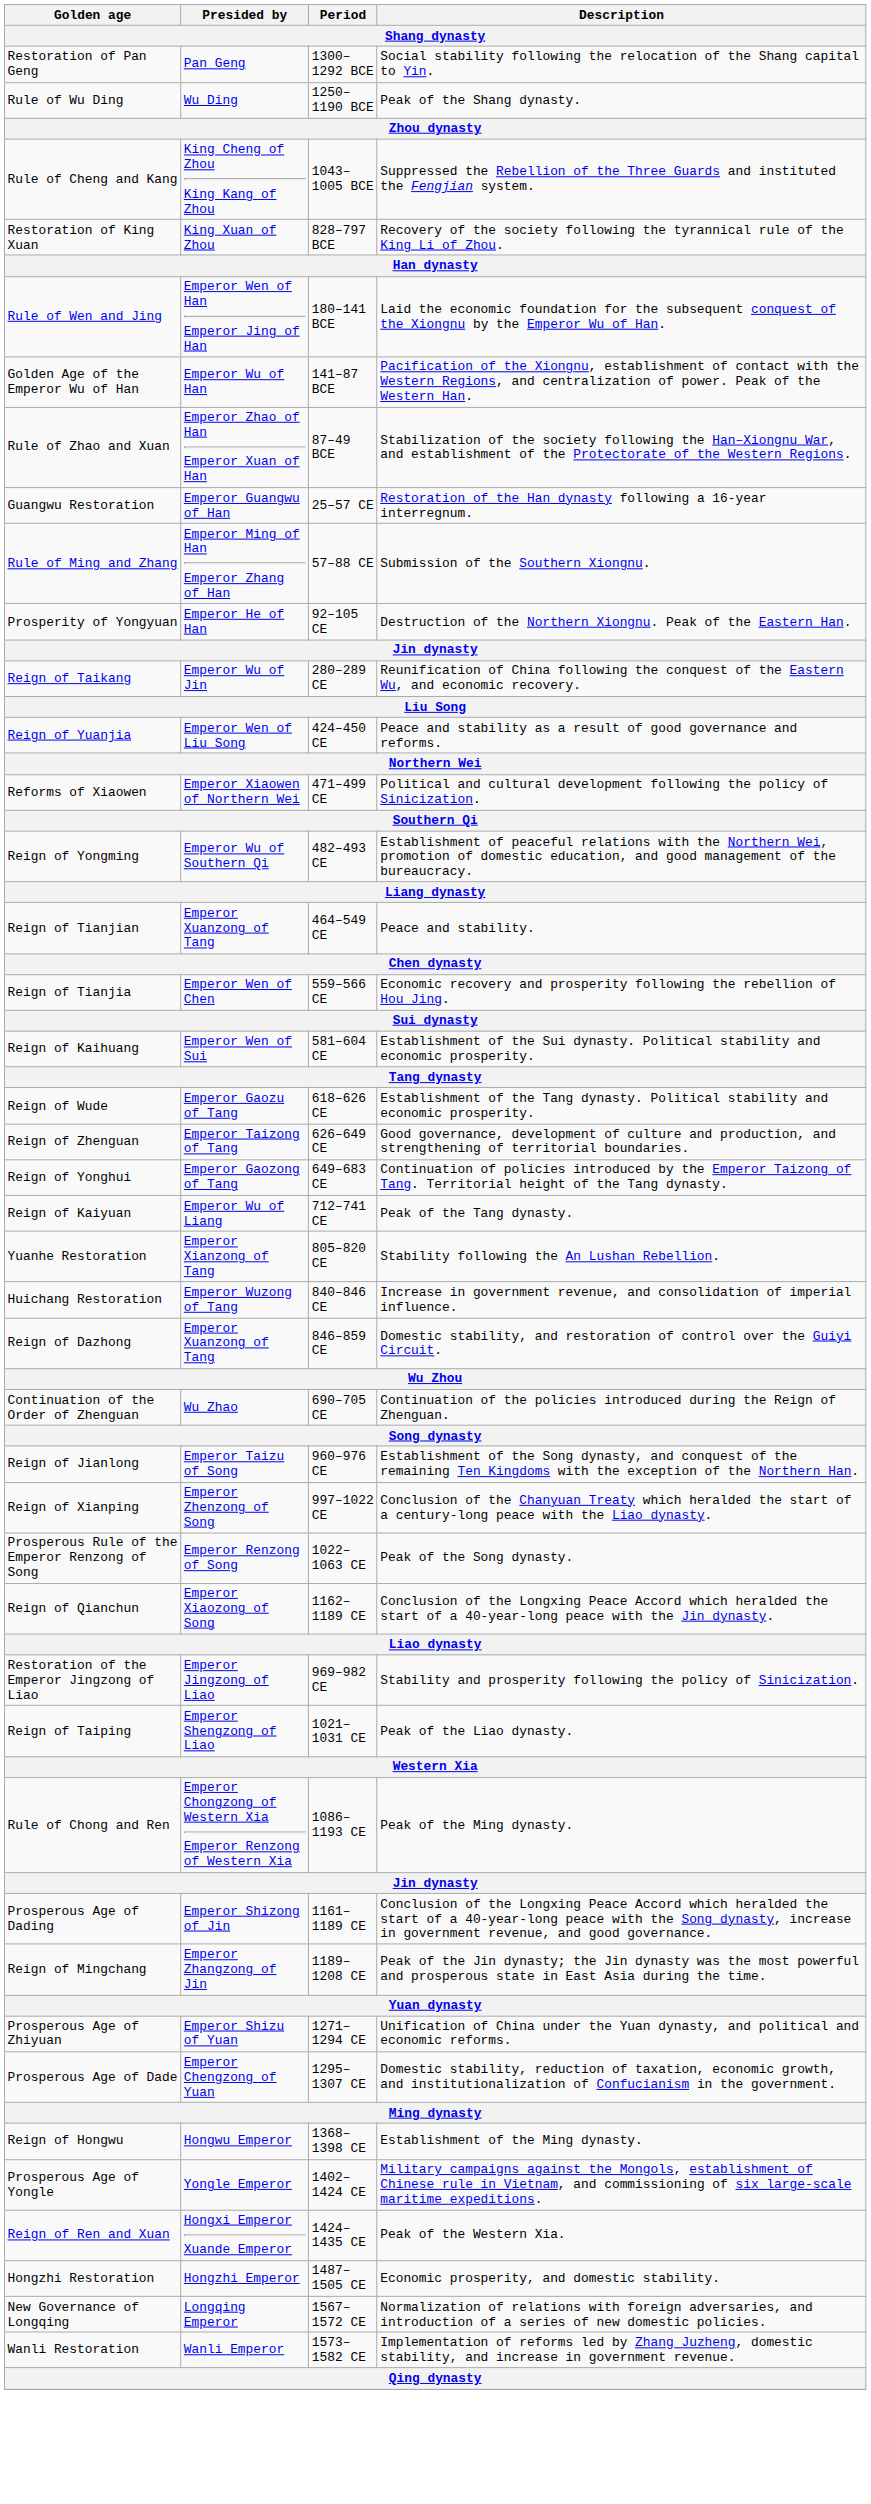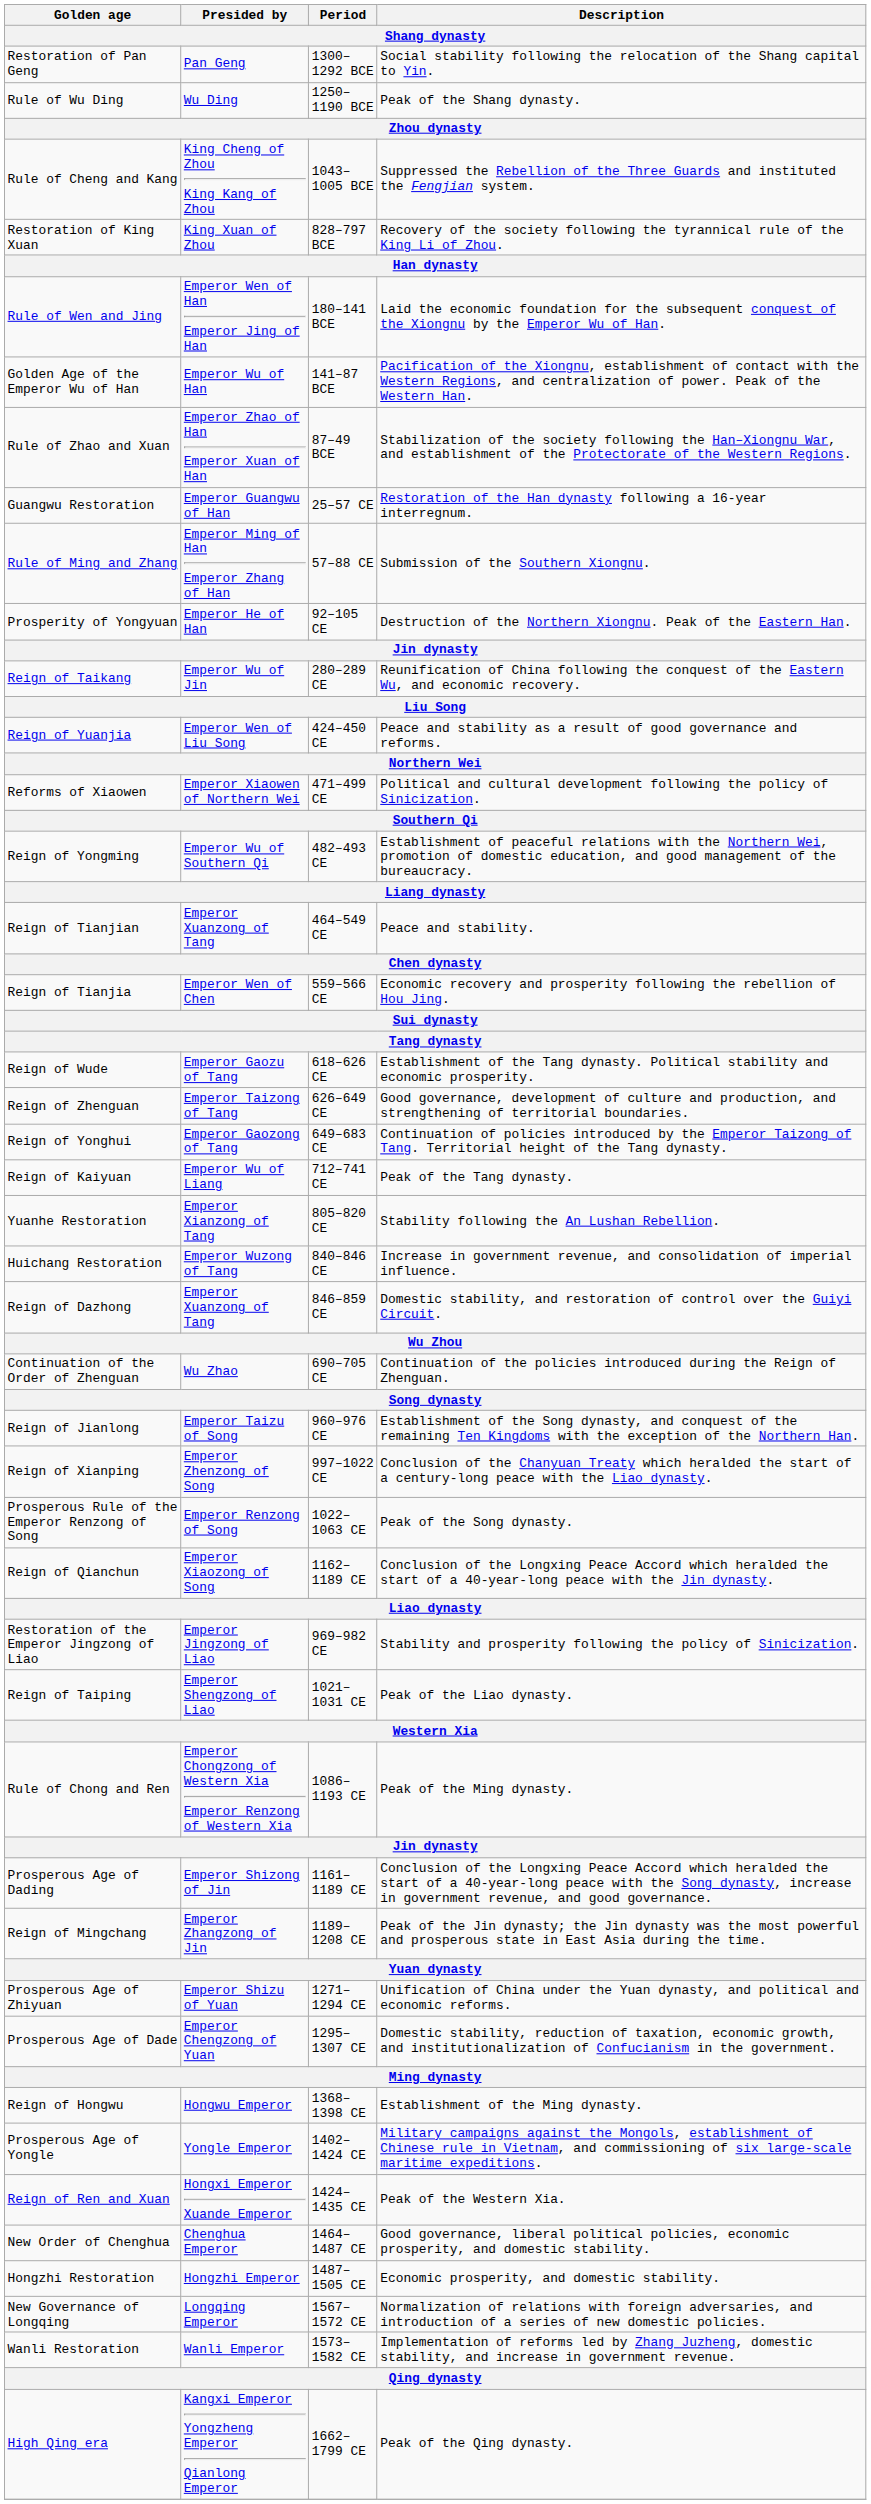- row: (73, 1049)
+ row: (89, 2243)
+ row: (58, 2444)
